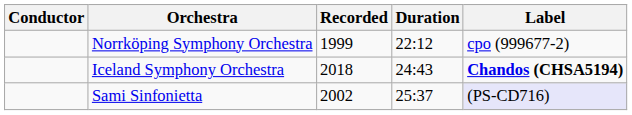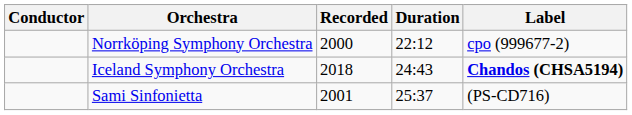(337, 43) 1999 -> (337, 43) 2000
(337, 95) 2002 -> (337, 95) 2001
(508, 95) lavender background -> (508, 95) no background
